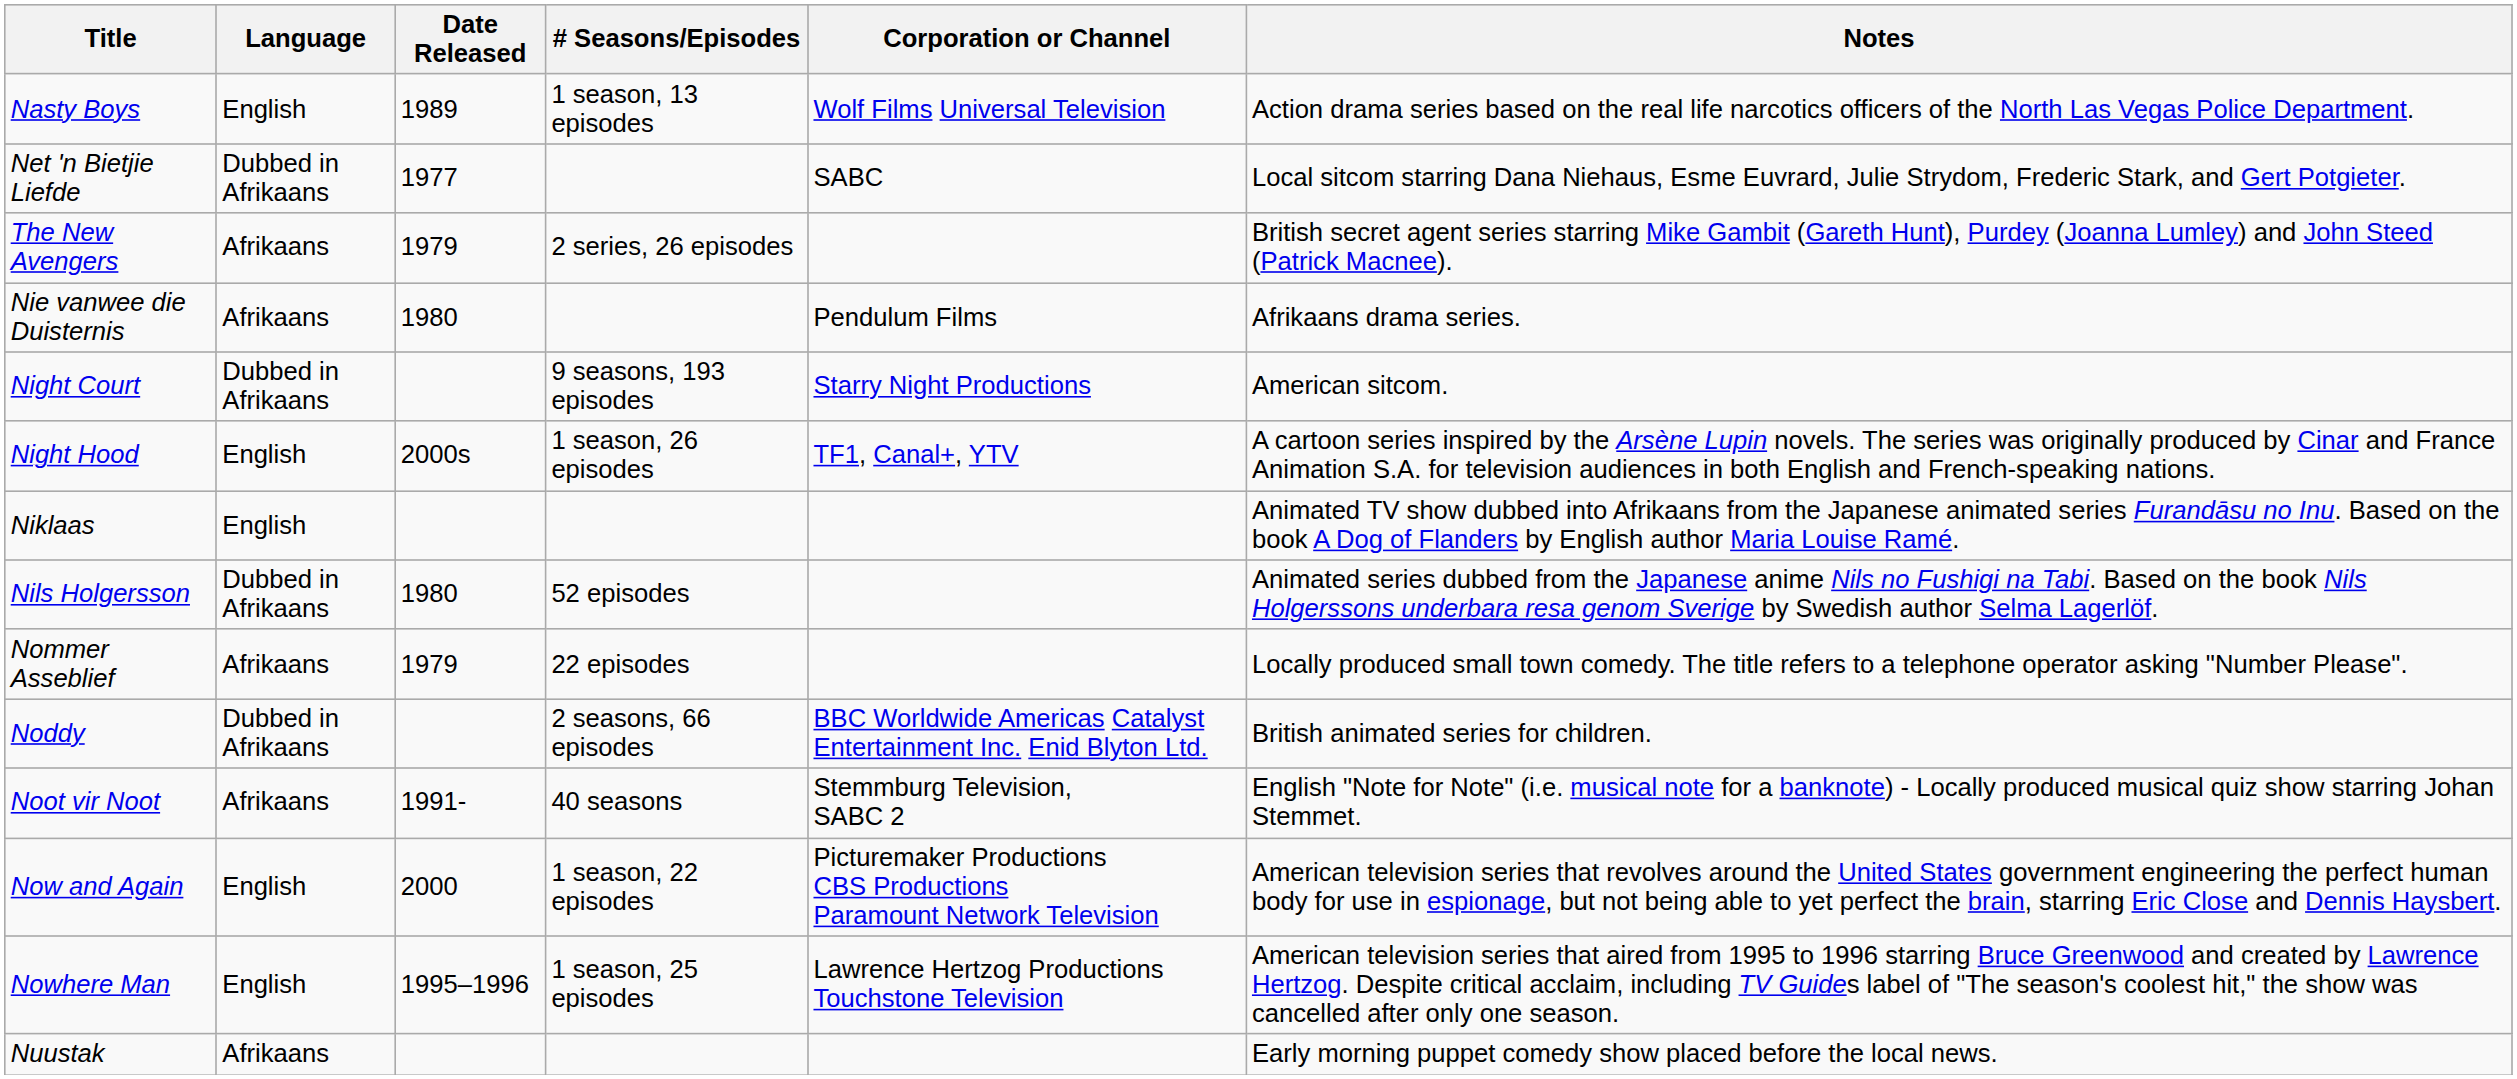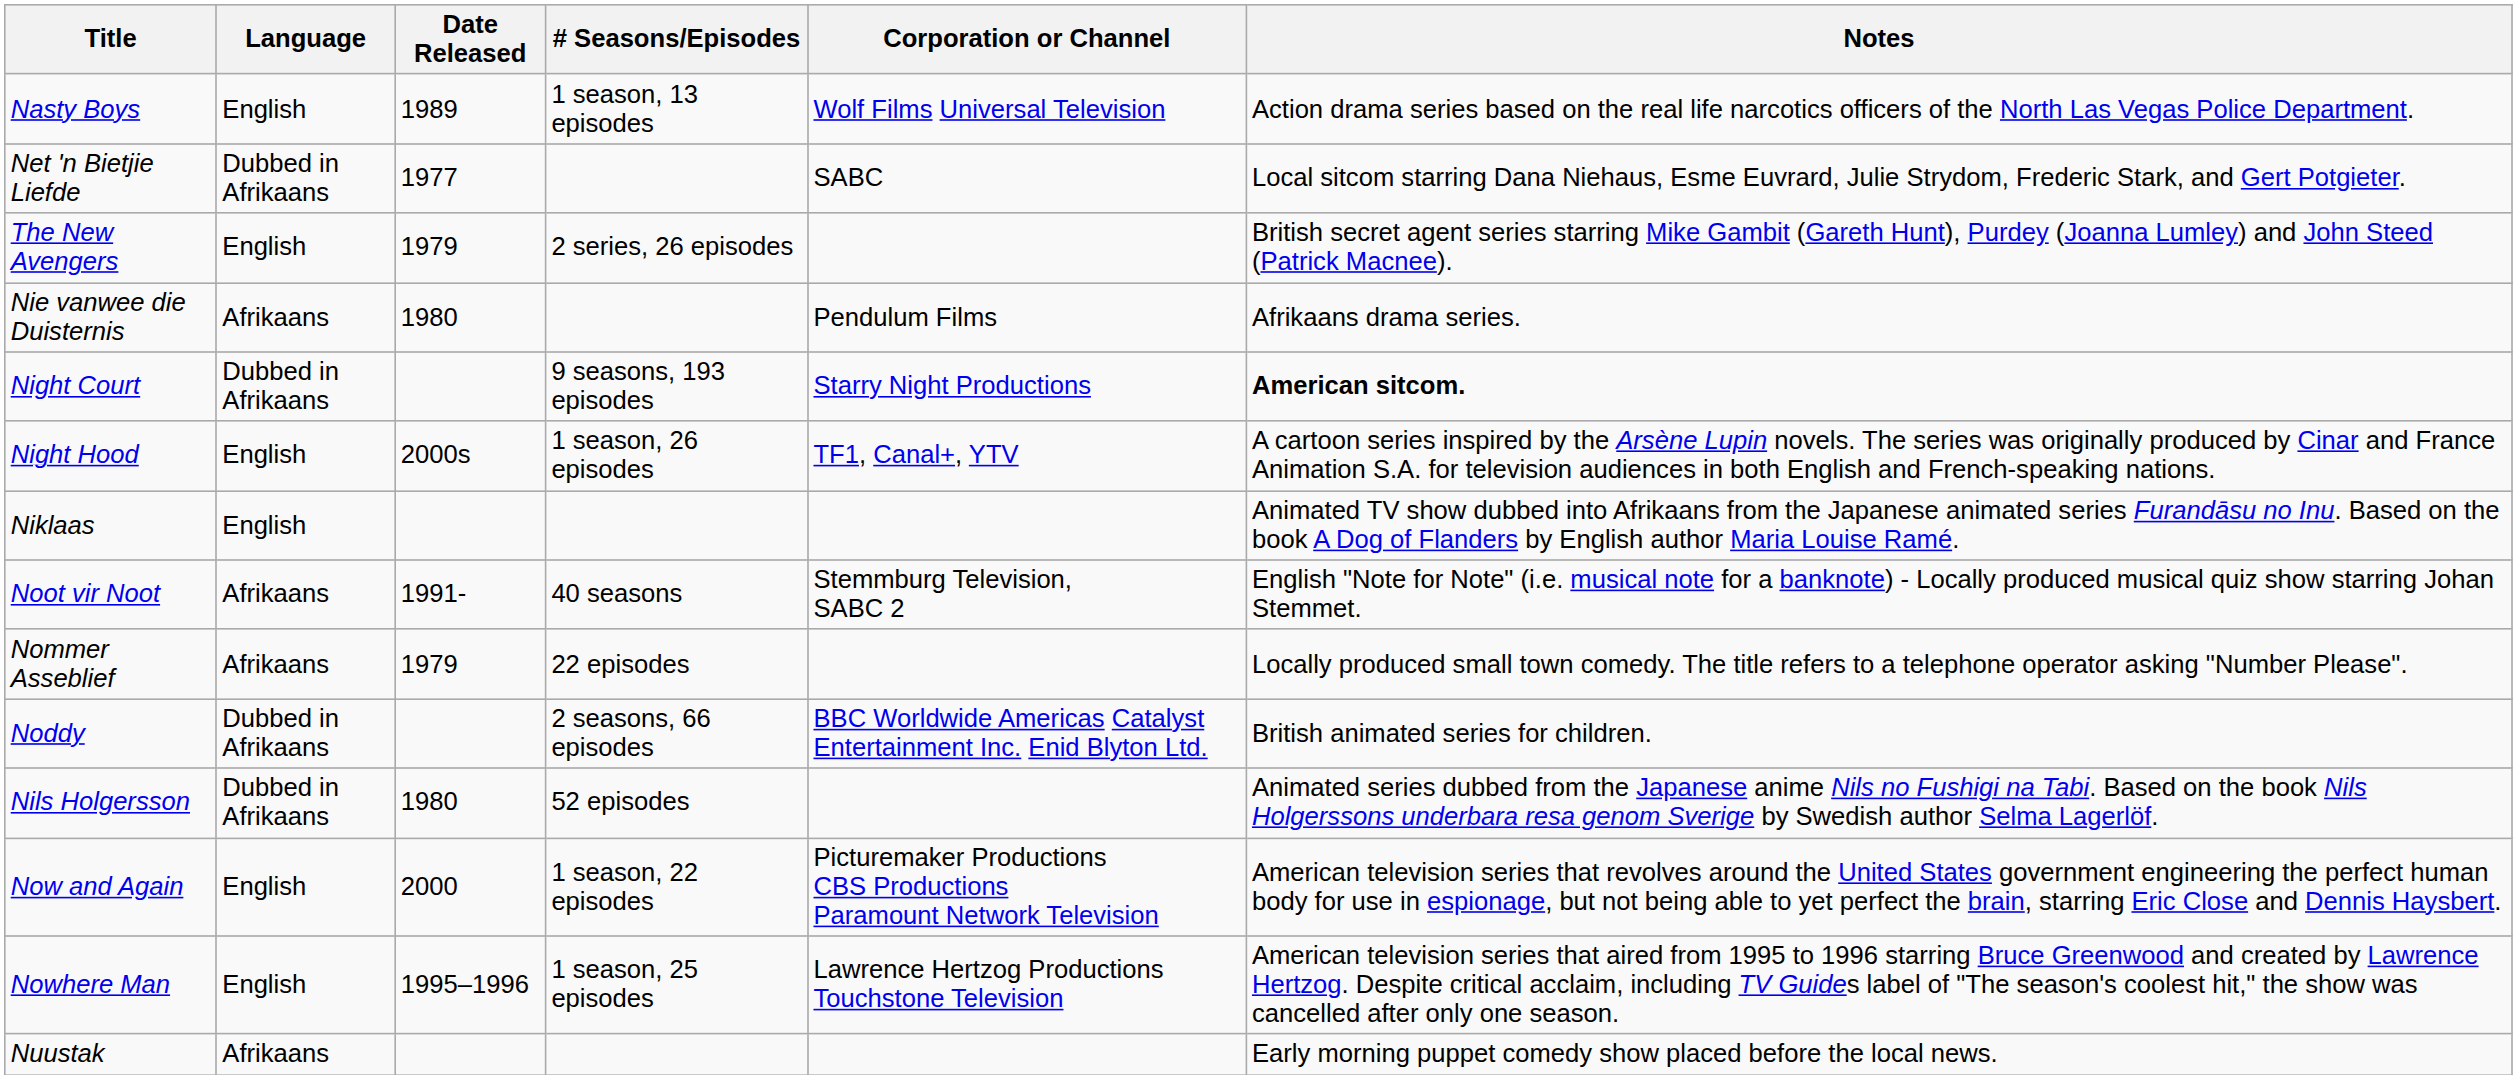(276, 247) Afrikaans -> (264, 247) English
(1350, 386) normal -> (1359, 386) bold
rows swapped: (100, 594) <-> (85, 802)
